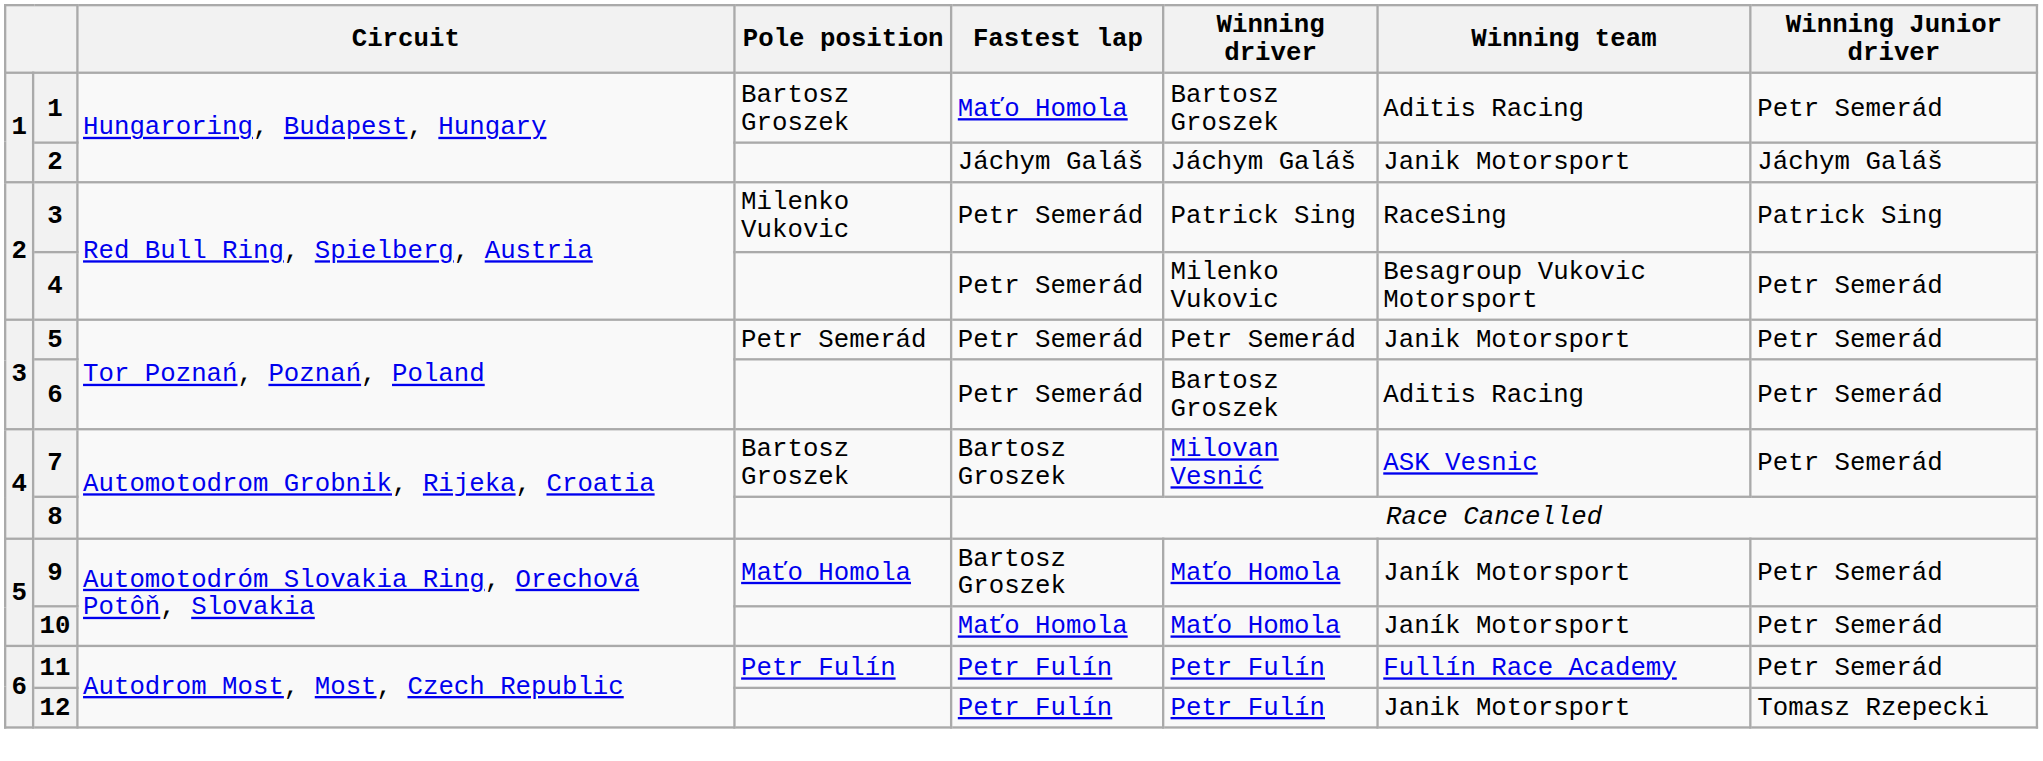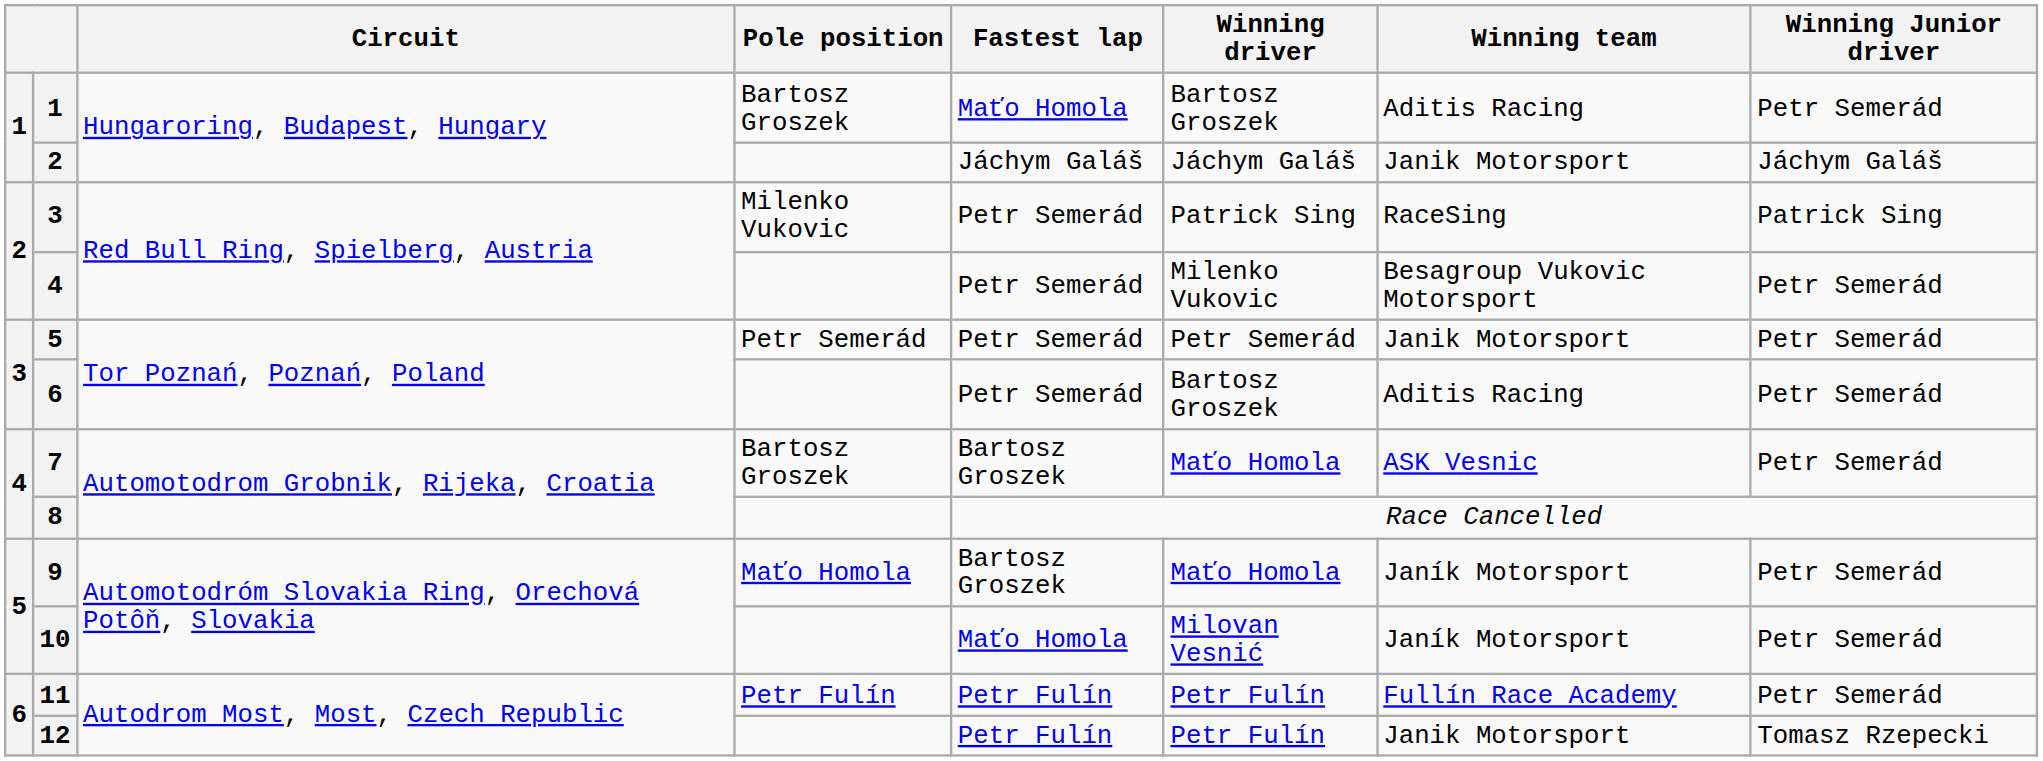(1225, 463) Milovan Vesnić -> (1255, 463) Maťo Homola
(1255, 627) Maťo Homola -> (1225, 641) Milovan Vesnić
